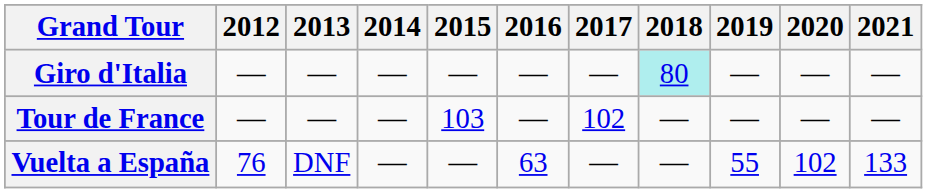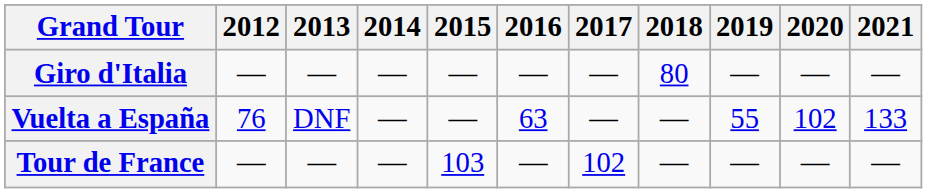(674, 72) paleturquoise background -> (674, 72) no background
rows swapped: (110, 118) <-> (110, 163)
